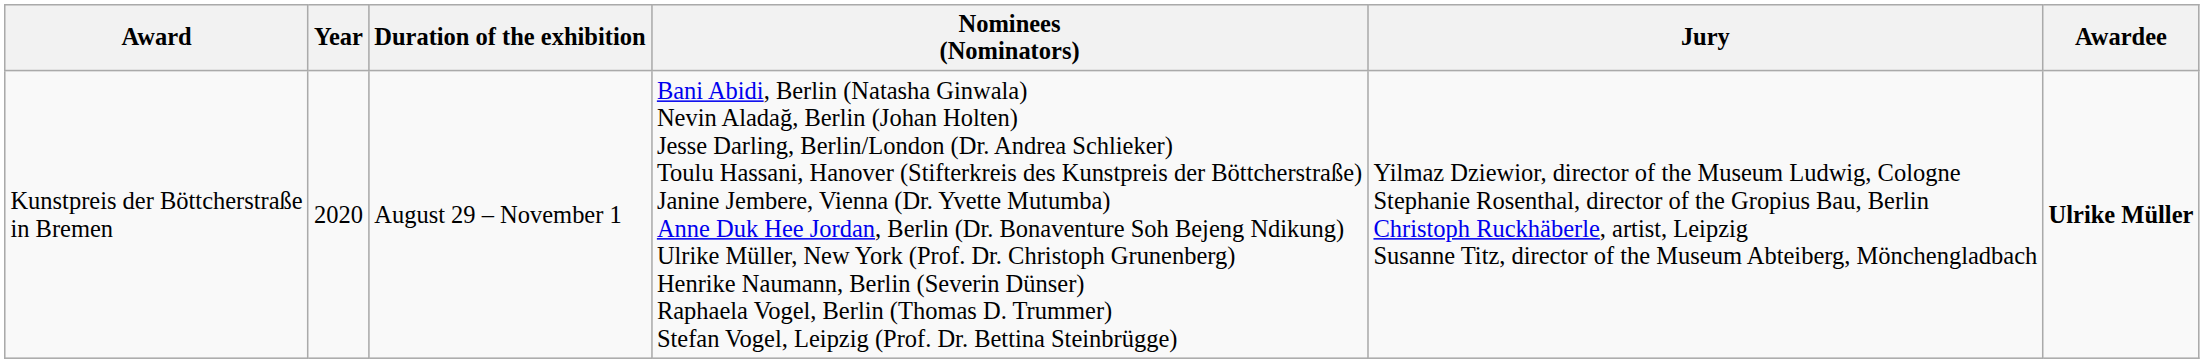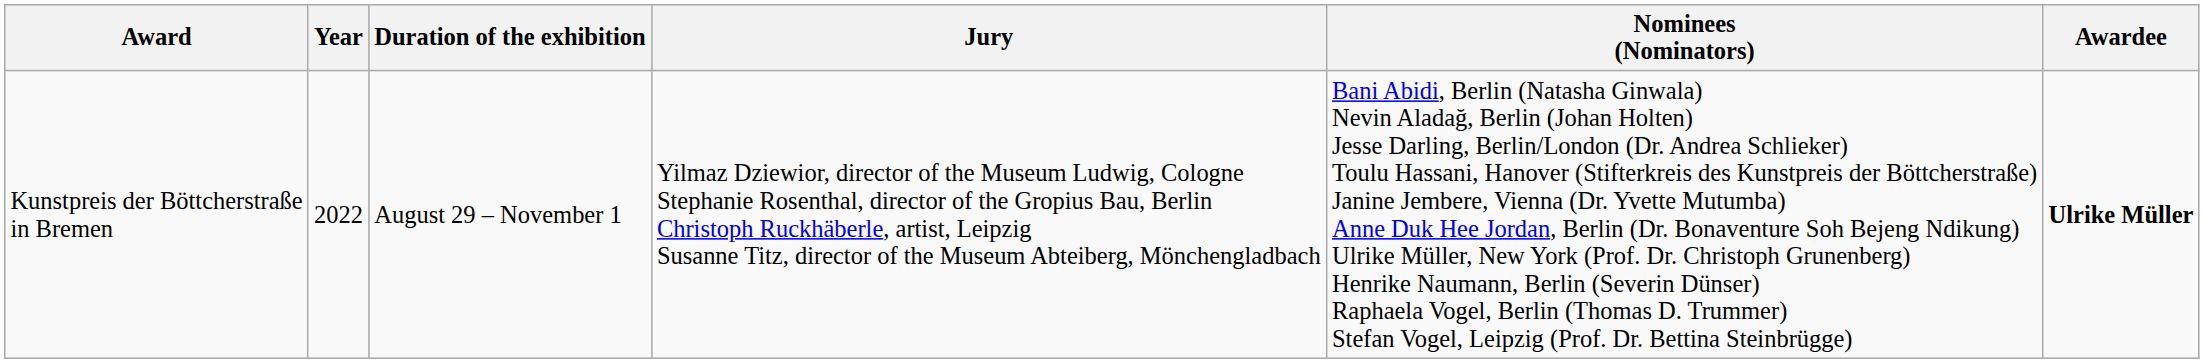columns swapped: (1010, 37) <-> (1705, 37)
(338, 214) 2020 -> (338, 214) 2022
